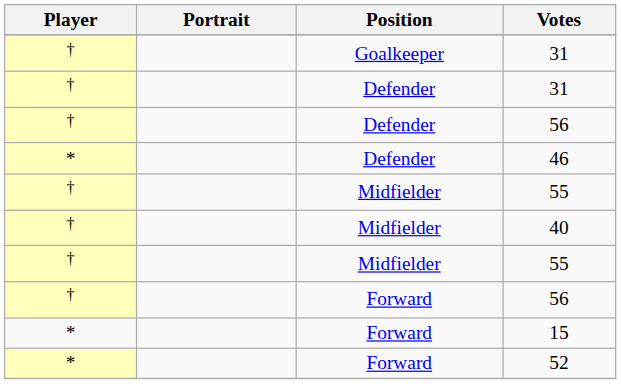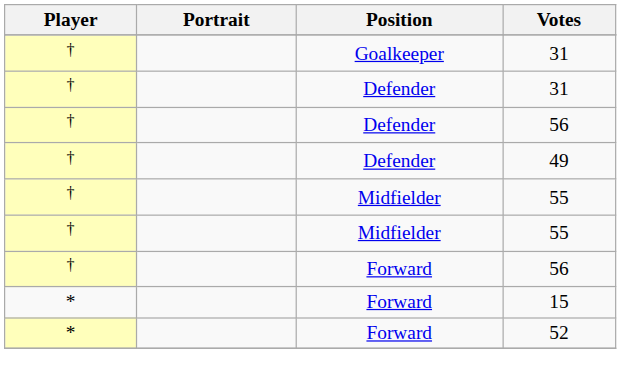+ row: (399, 160)
- row: (399, 158)
- row: (399, 227)
